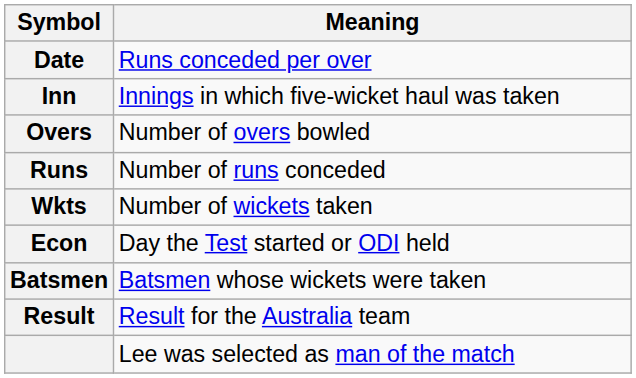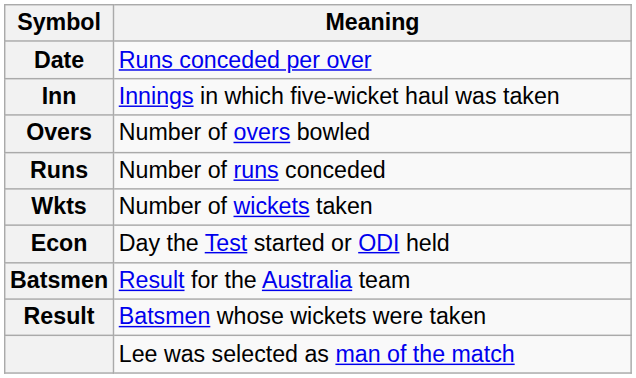(303, 280) Batsmen whose wickets were taken -> (264, 280) Result for the Australia team
(264, 317) Result for the Australia team -> (303, 317) Batsmen whose wickets were taken
